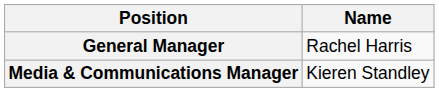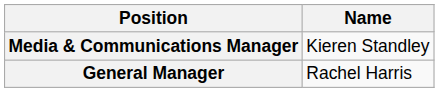rows swapped: (153, 45) <-> (153, 73)
